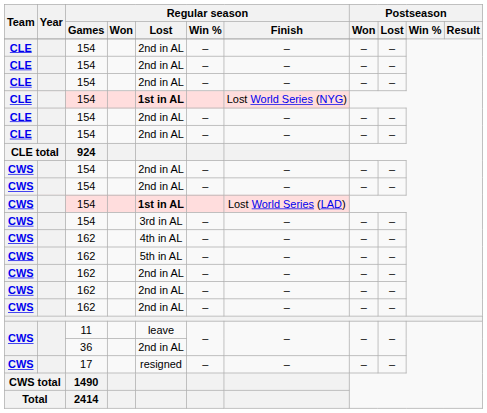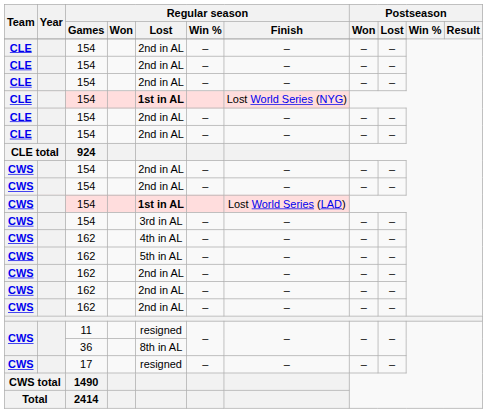(161, 330) leave -> (161, 330) resigned
(161, 347) 2nd in AL -> (161, 347) 8th in AL
